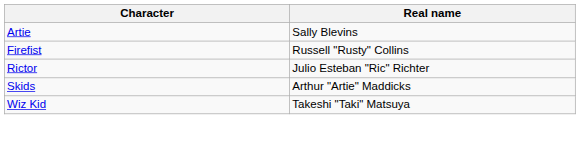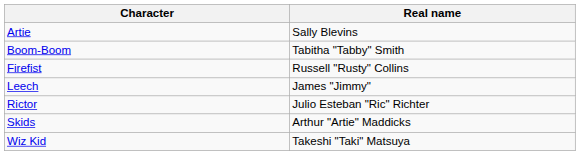+ row: (39, 50)
+ row: (23, 86)
